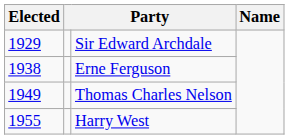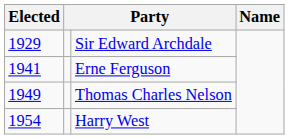(25, 69) 1938 -> (25, 69) 1941
(25, 120) 1955 -> (25, 120) 1954
